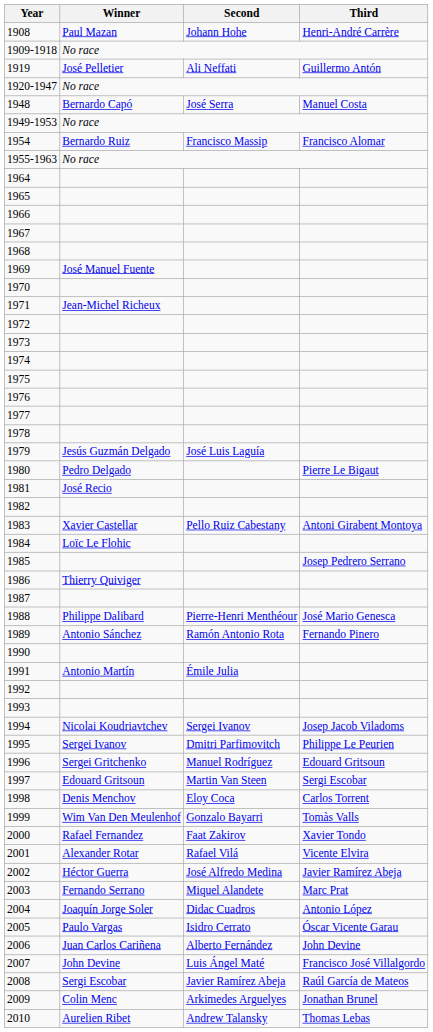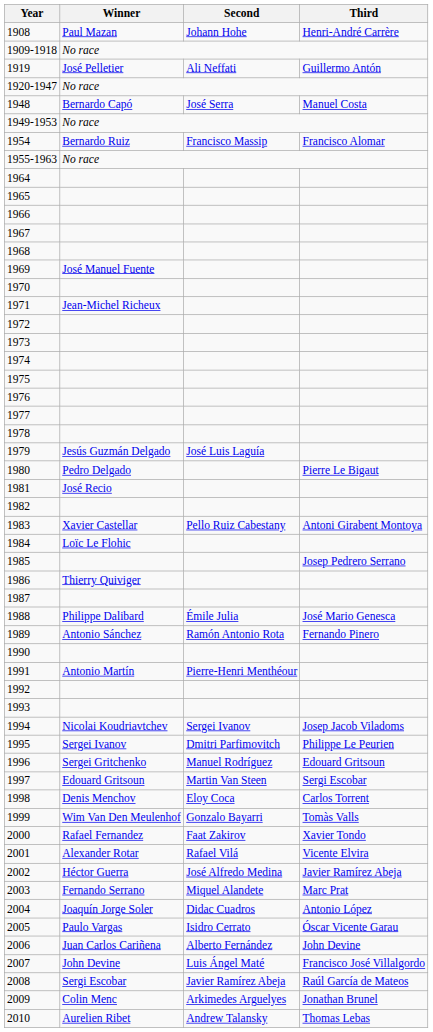(242, 616) Pierre-Henri Menthéour -> (212, 616) Émile Julia
(212, 671) Émile Julia -> (242, 671) Pierre-Henri Menthéour
